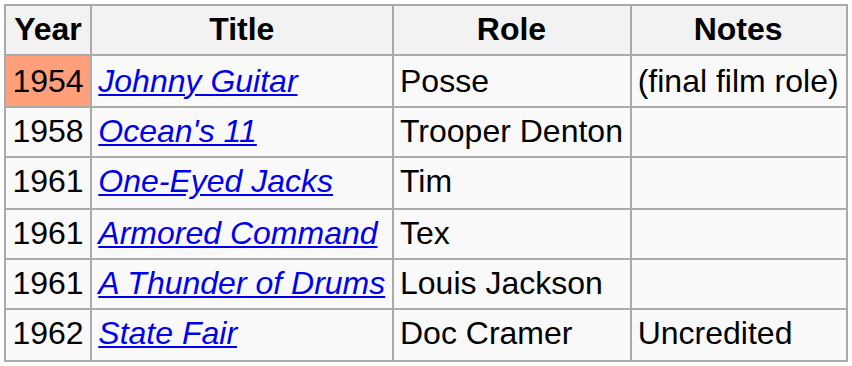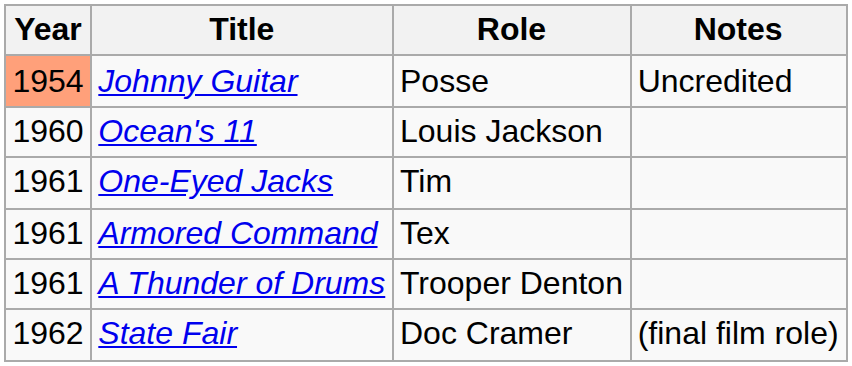(738, 80) (final film role) -> (715, 80) Uncredited
(48, 131) 1958 -> (48, 131) 1960
(511, 131) Trooper Denton -> (501, 131) Louis Jackson
(501, 283) Louis Jackson -> (511, 283) Trooper Denton
(715, 334) Uncredited -> (738, 334) (final film role)
